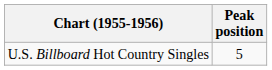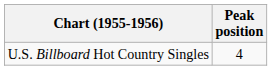(239, 53) 5 -> (239, 53) 4
